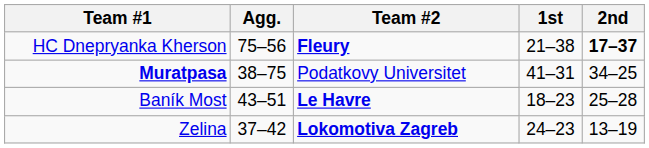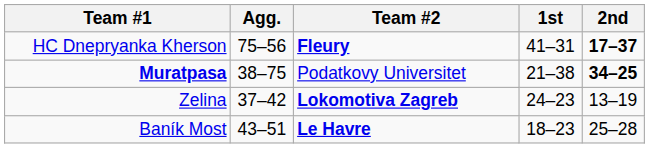(550, 45) 21–38 -> (550, 45) 41–31
(550, 73) 41–31 -> (550, 73) 21–38
(613, 73) normal -> (613, 73) bold
rows swapped: (183, 101) <-> (203, 128)
